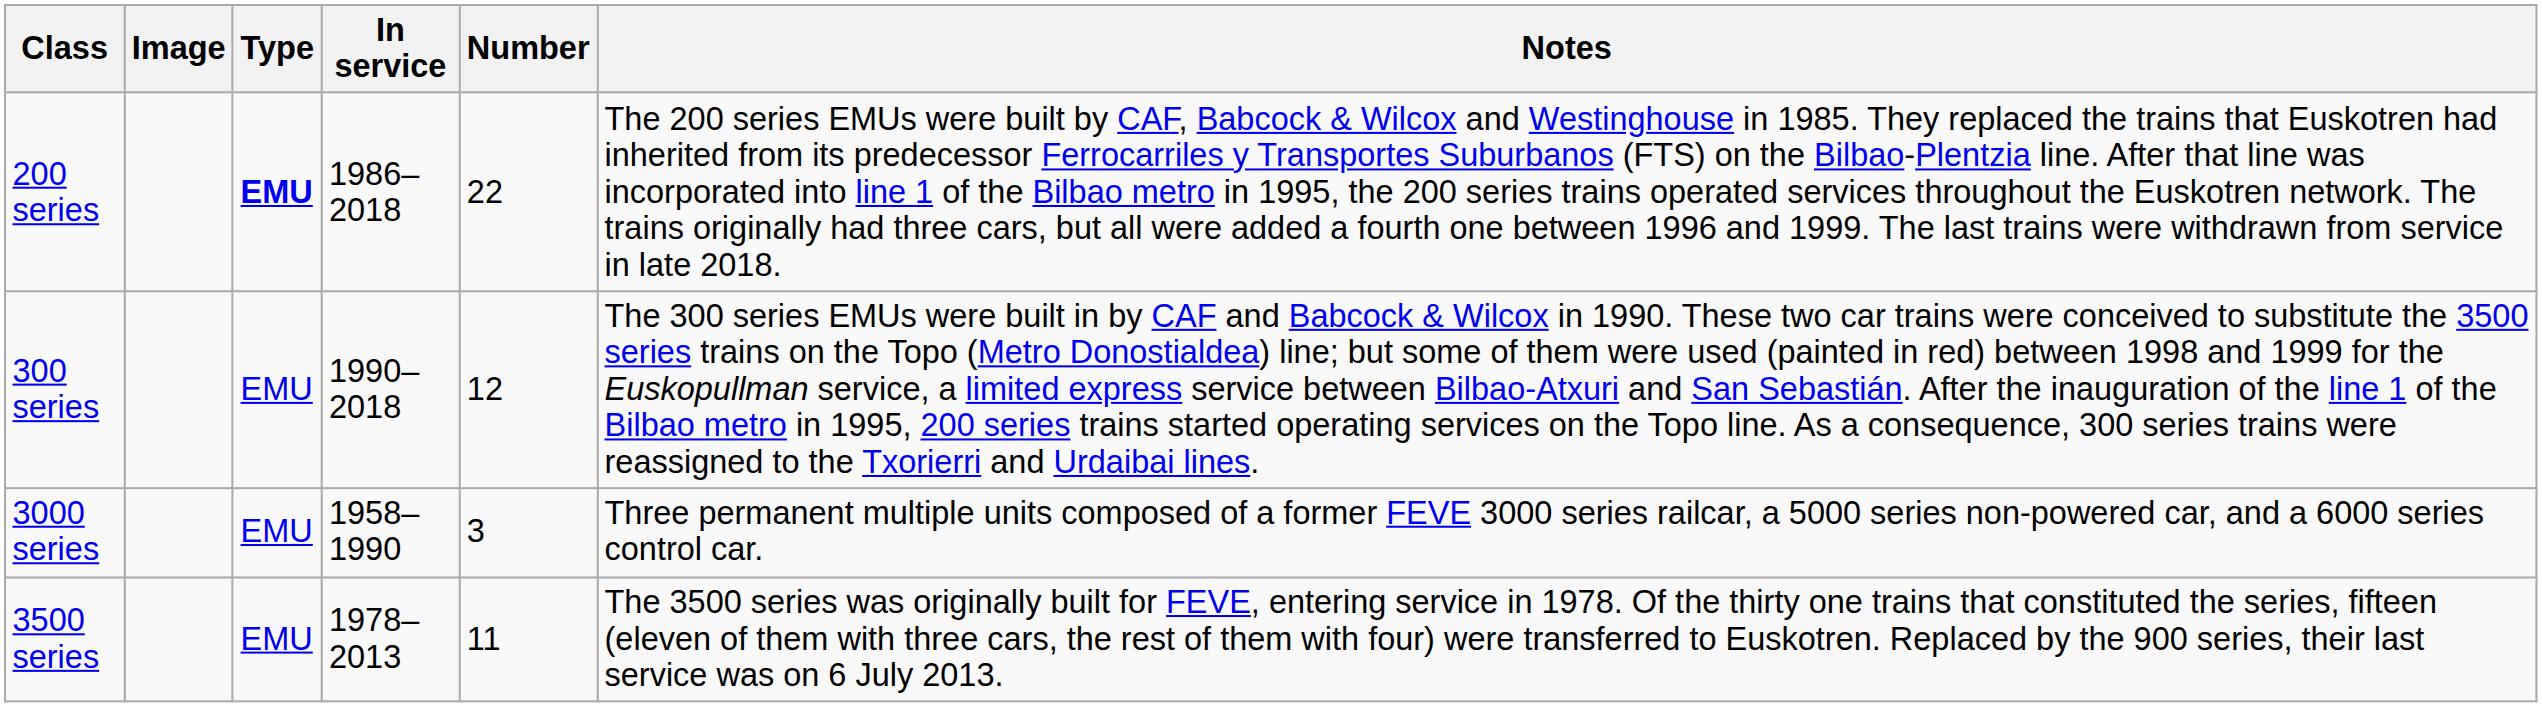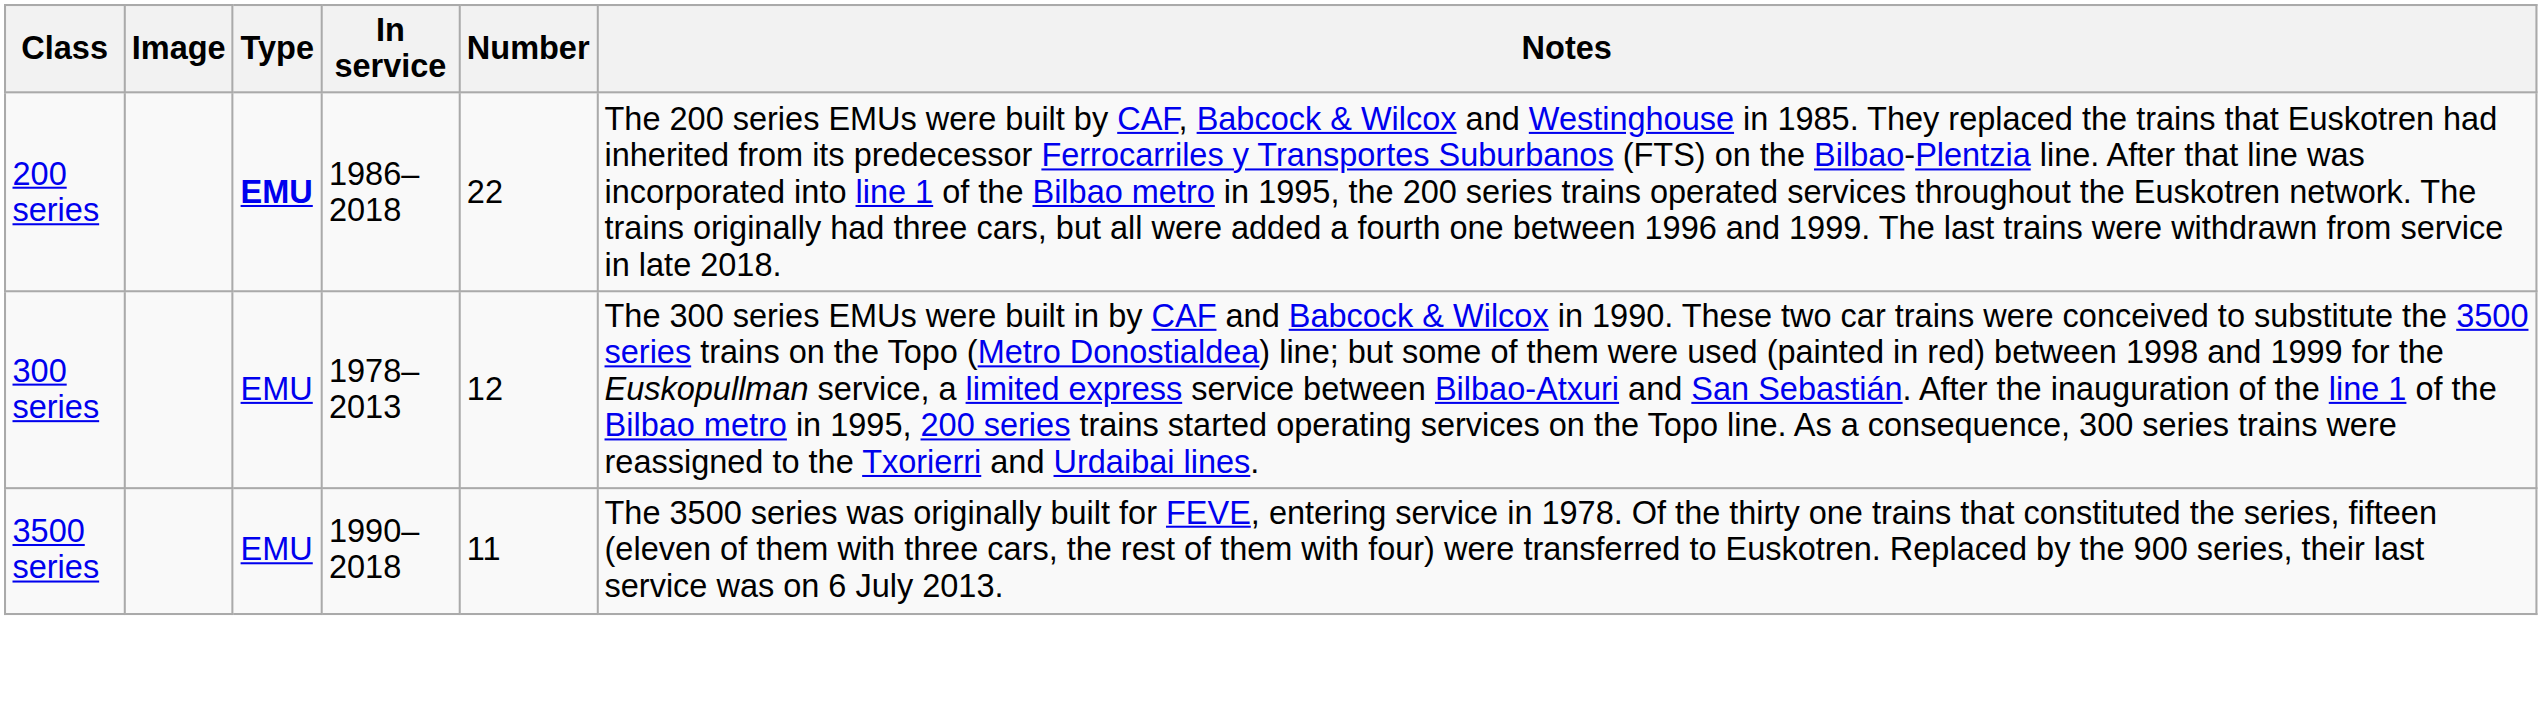(374, 389) 1990–2018 -> (374, 389) 1978–2013
- row: (56, 531)
(374, 638) 1978–2013 -> (374, 550) 1990–2018
